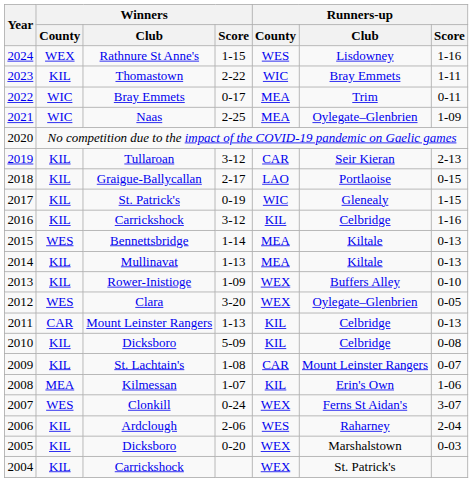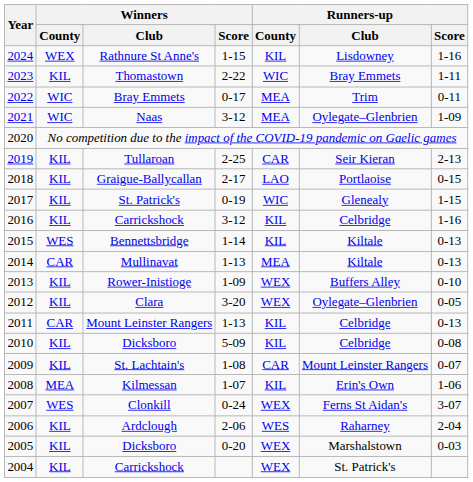(275, 55) WES -> (275, 55) KIL
(234, 117) 2-25 -> (234, 117) 3-12
(234, 158) 3-12 -> (234, 158) 2-25
(275, 240) MEA -> (275, 240) KIL
(60, 261) KIL -> (60, 261) CAR
(60, 302) WES -> (60, 302) KIL
